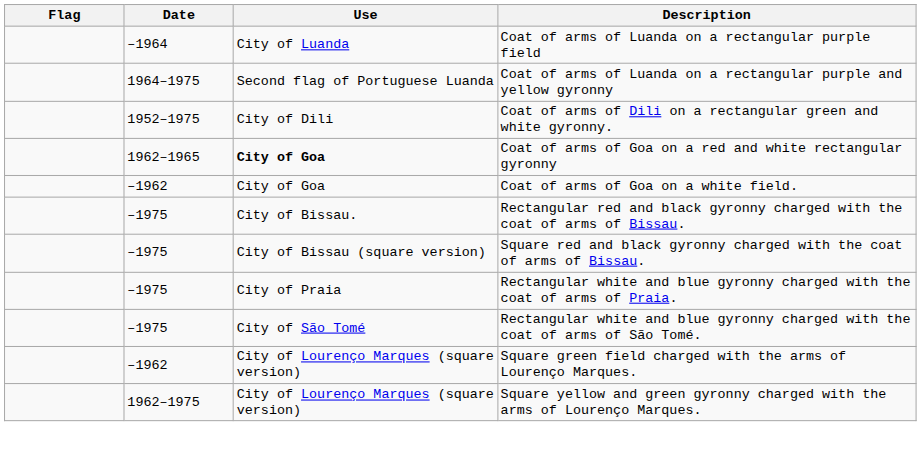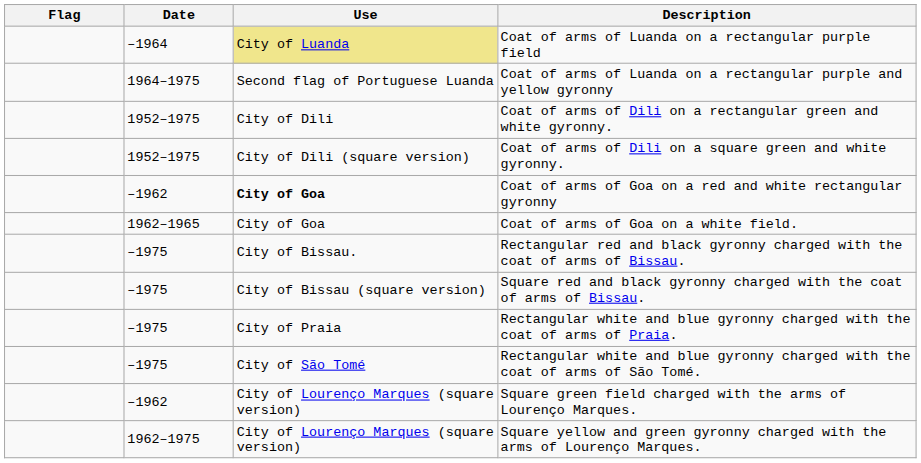(293, 45) no background -> (293, 45) khaki background
+ row: (693, 157)
(164, 157) 1962–1965 -> (147, 194) –1962
(147, 186) –1962 -> (164, 224) 1962–1965
